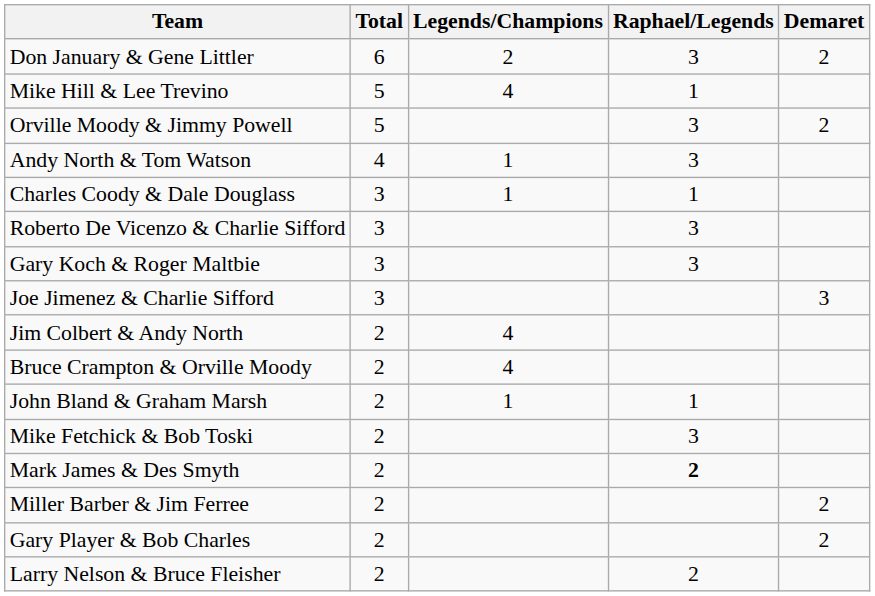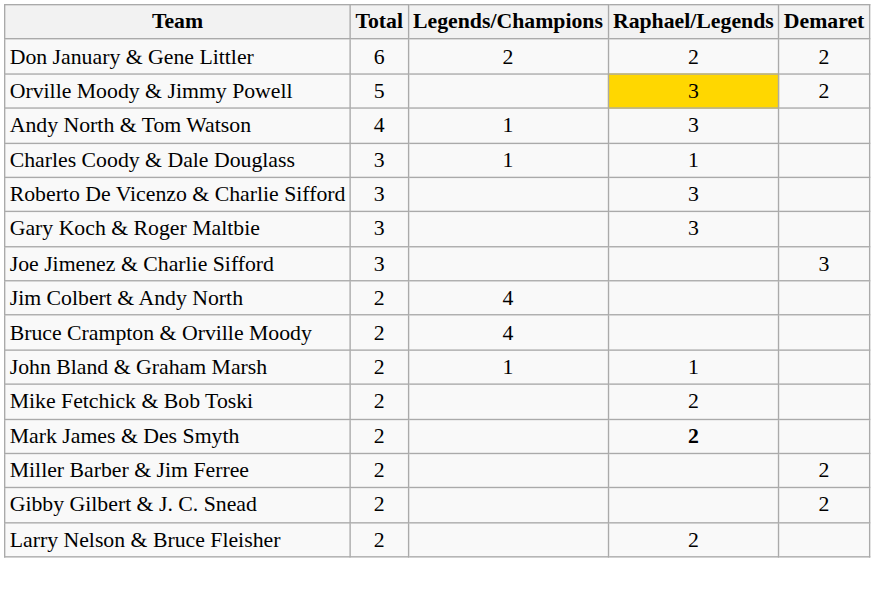(693, 56) 3 -> (693, 56) 2
- row: (119, 90)
(693, 125) no background -> (693, 90) gold background
(693, 435) 3 -> (693, 401) 2
+ row: (133, 504)
- row: (130, 539)
